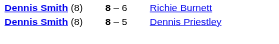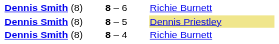(186, 21) no background -> (186, 21) khaki background
+ row: (116, 35)
